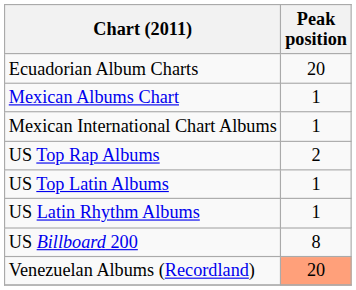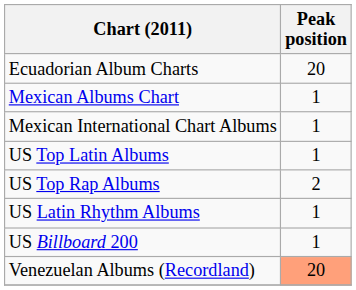rows swapped: (89, 184) <-> (84, 155)
(316, 241) 8 -> (316, 241) 1
